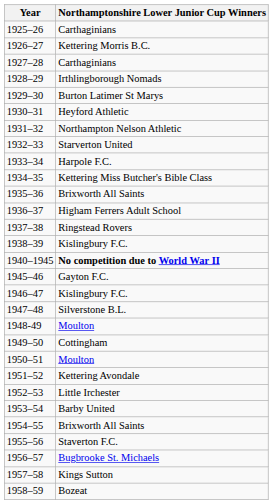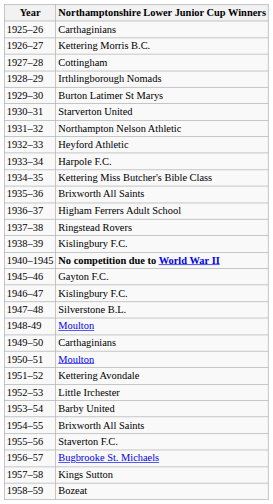(87, 62) Carthaginians -> (83, 62) Cottingham
(93, 112) Heyford Athletic -> (95, 112) Starverton United
(95, 145) Starverton United -> (93, 145) Heyford Athletic
(83, 343) Cottingham -> (87, 343) Carthaginians
